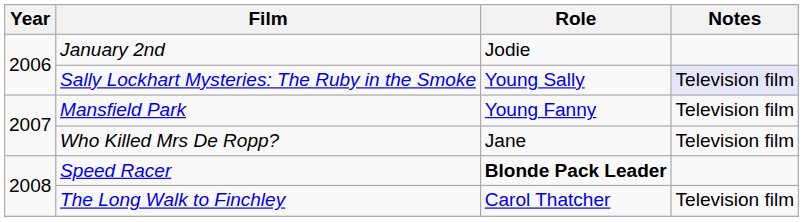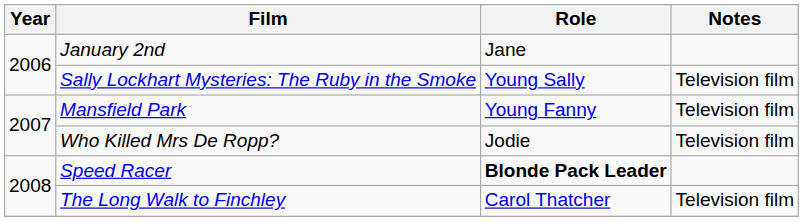(508, 49) Jodie -> (505, 49) Jane
(735, 79) lavender background -> (735, 79) no background
(505, 140) Jane -> (508, 140) Jodie
